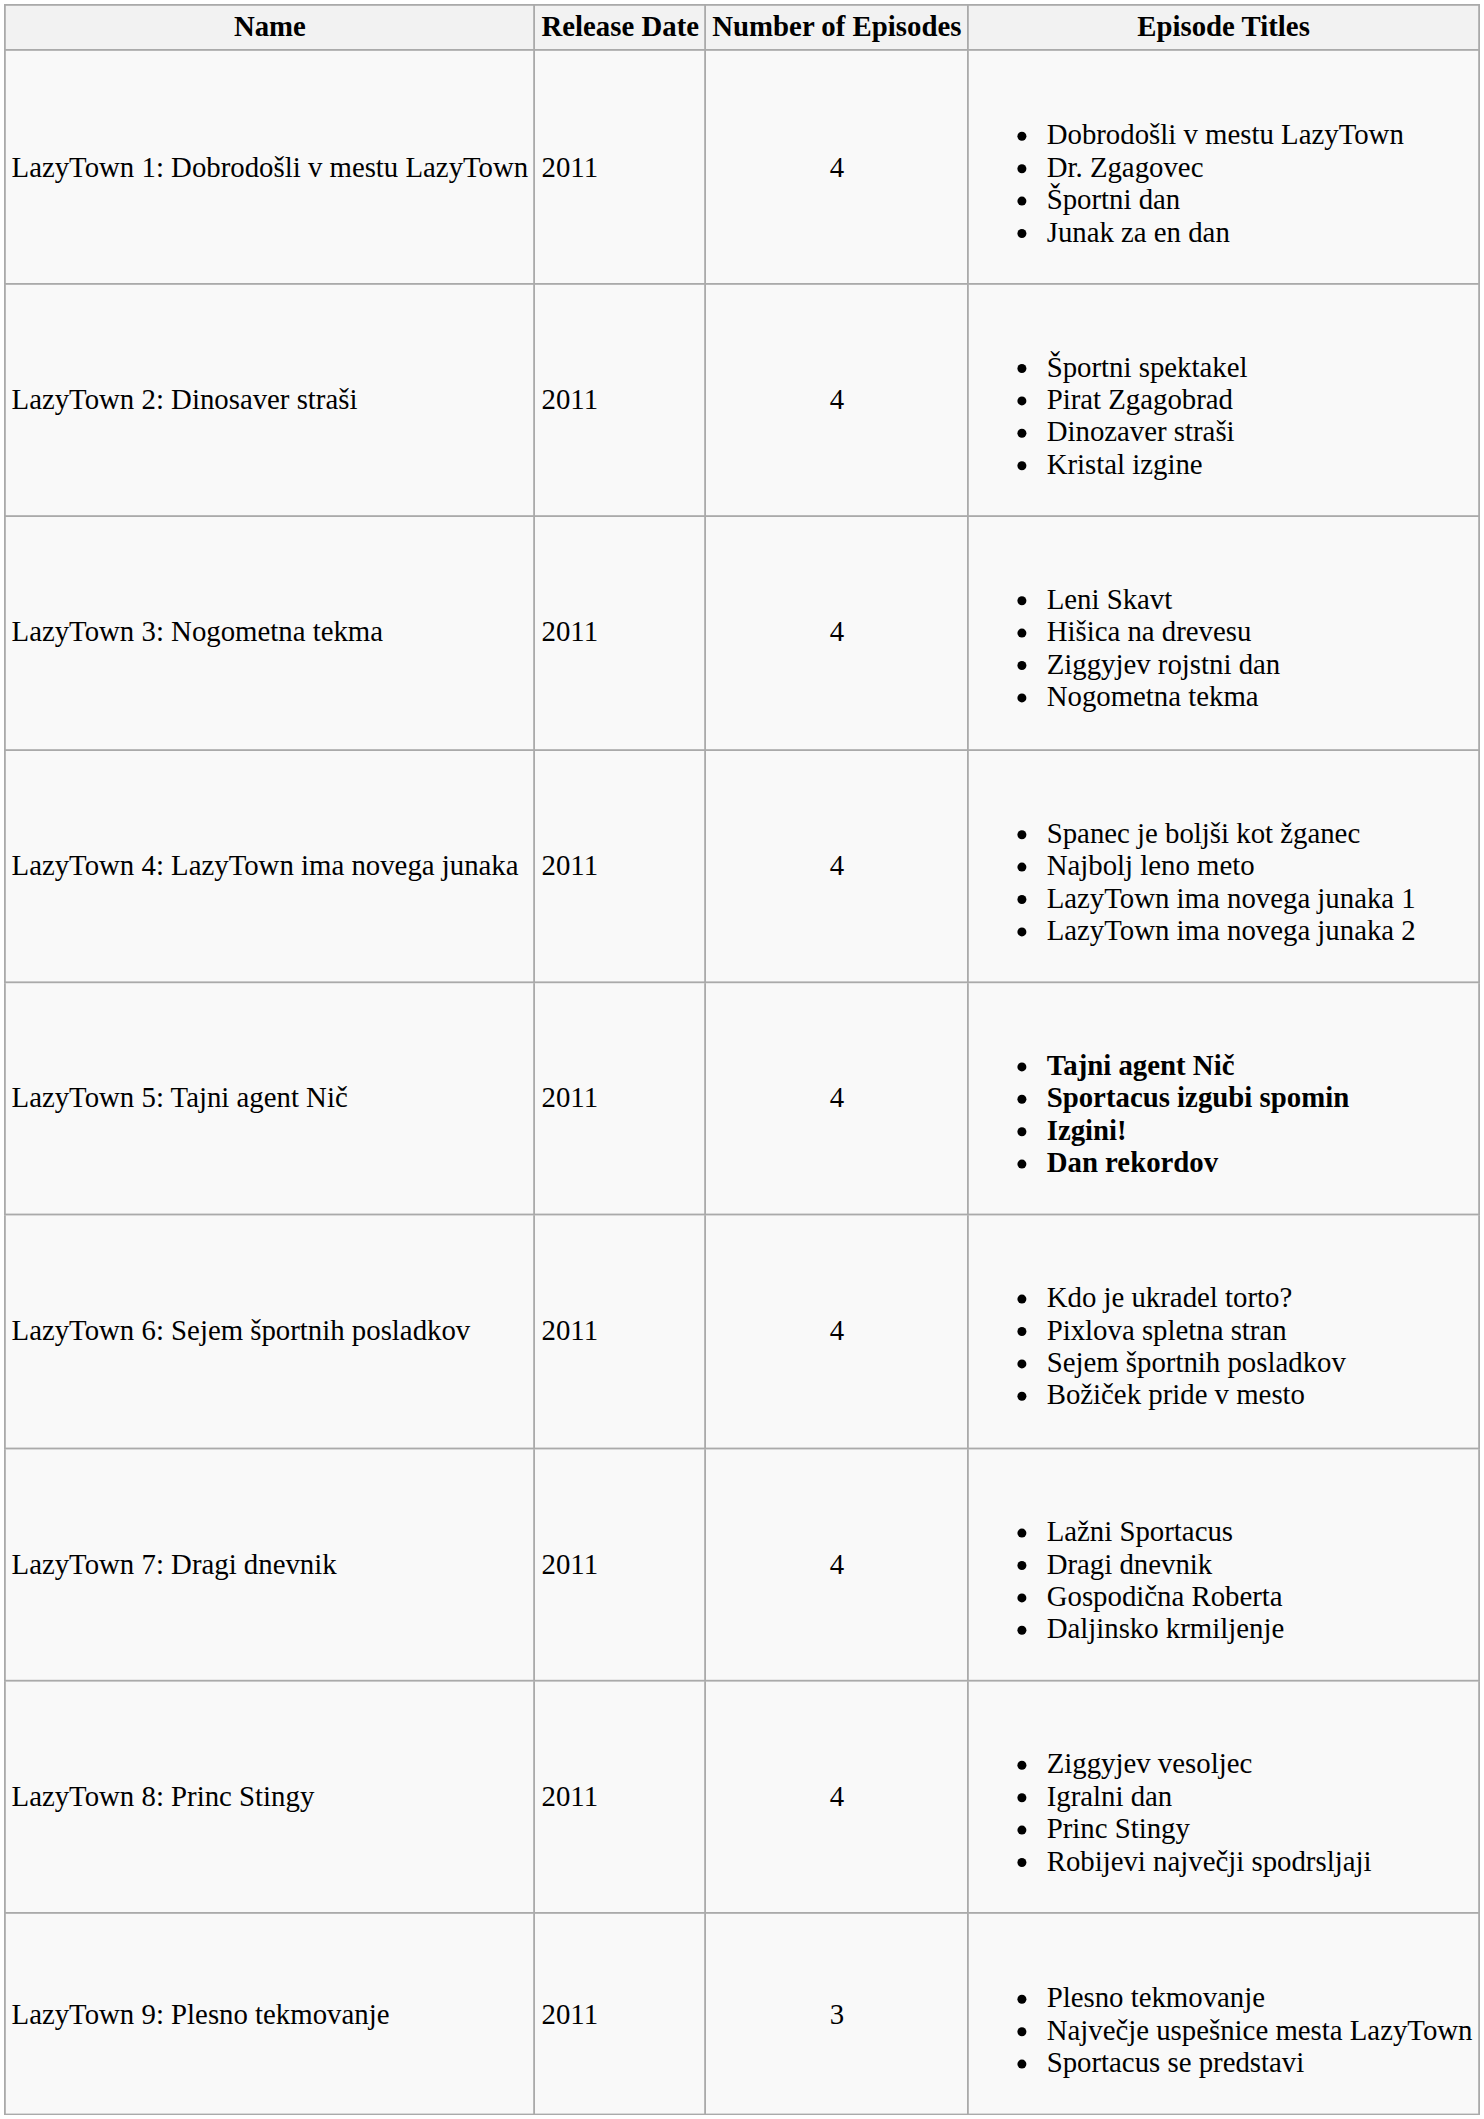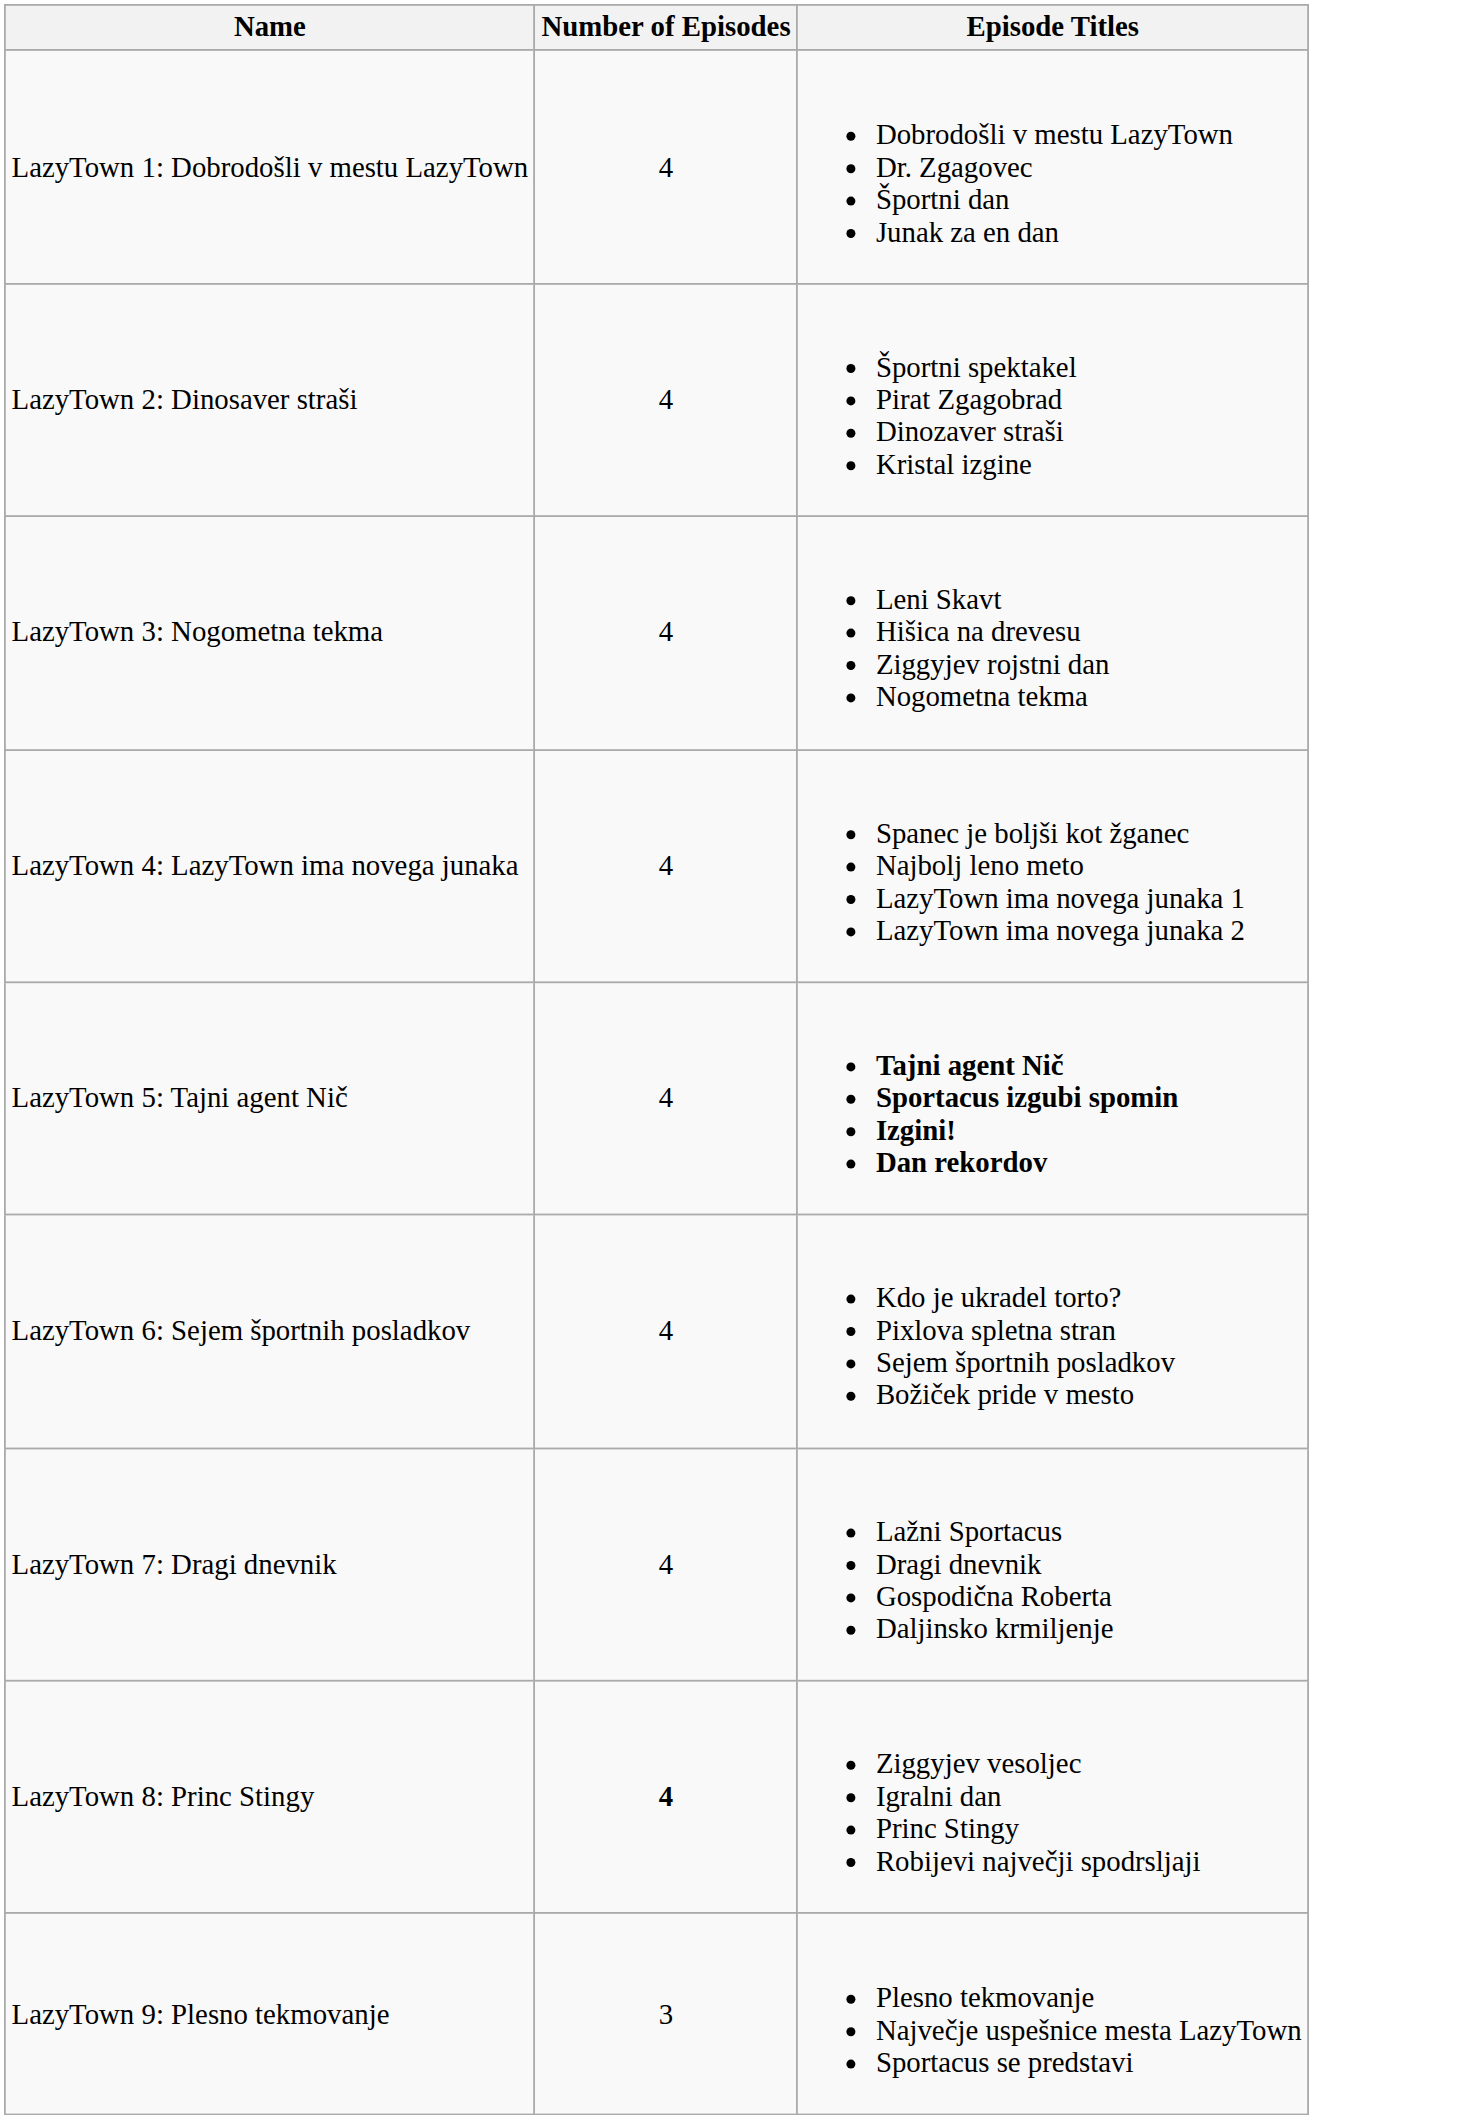- column: (620, 27)
(837, 1796) normal -> (666, 1796) bold
